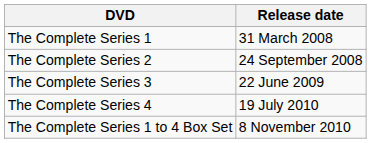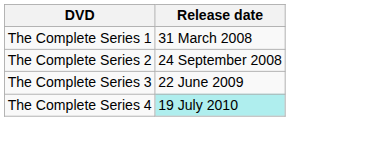(279, 104) no background -> (198, 104) paleturquoise background
- row: (120, 127)
